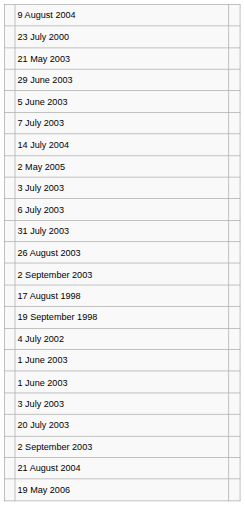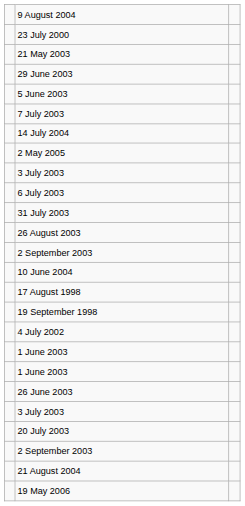+ row: (10, 272)
+ row: (10, 391)
